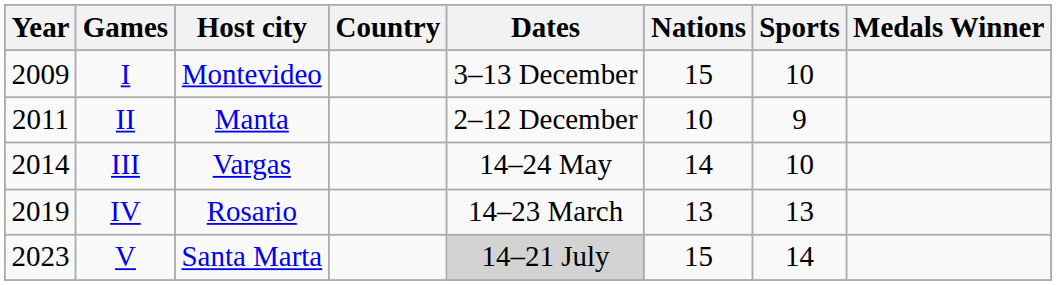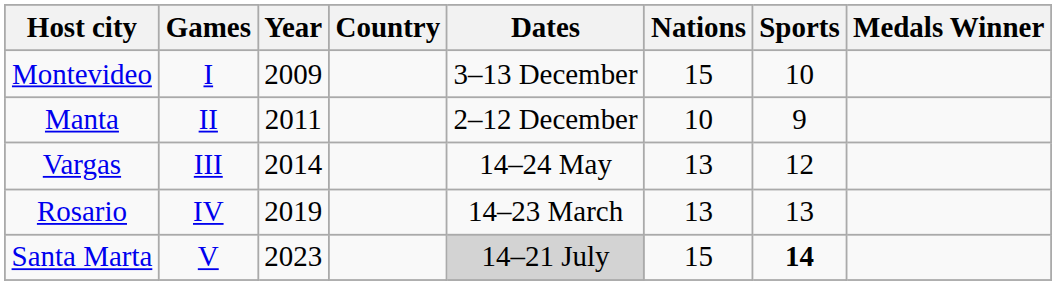columns swapped: (41, 27) <-> (252, 27)
(698, 165) 14 -> (698, 165) 13
(799, 165) 10 -> (799, 165) 12
(799, 257) normal -> (799, 257) bold
